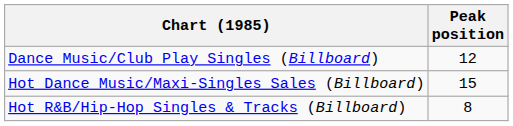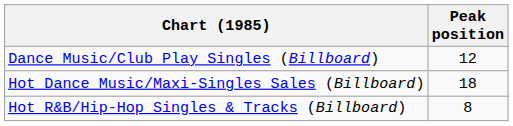(468, 83) 15 -> (468, 83) 18
